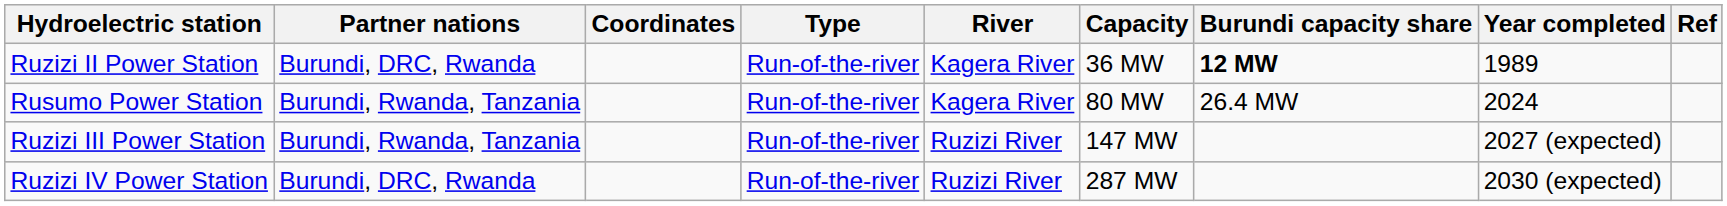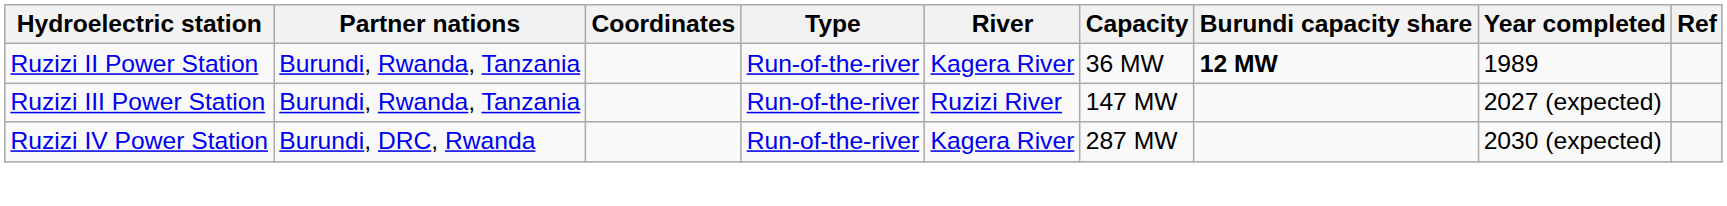(407, 63) Burundi, DRC, Rwanda -> (430, 63) Burundi, Rwanda, Tanzania
- row: (136, 102)
(996, 180) Ruzizi River -> (1002, 141) Kagera River
